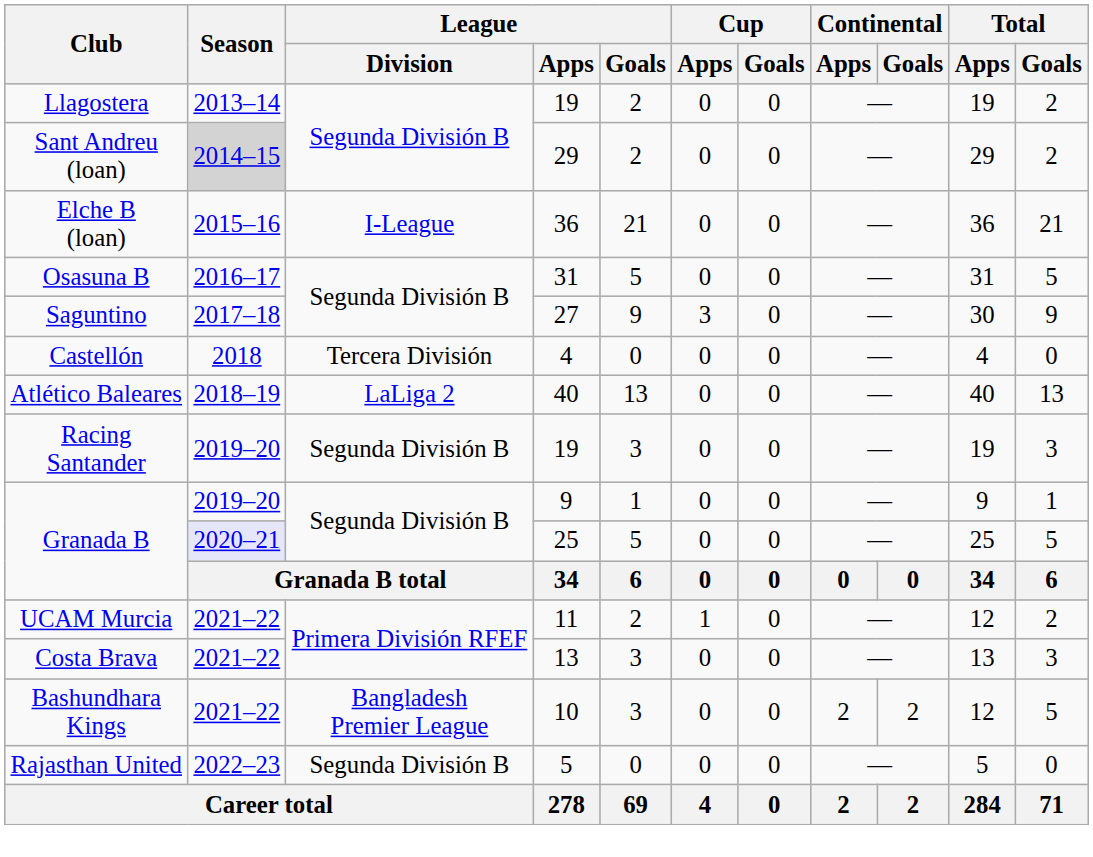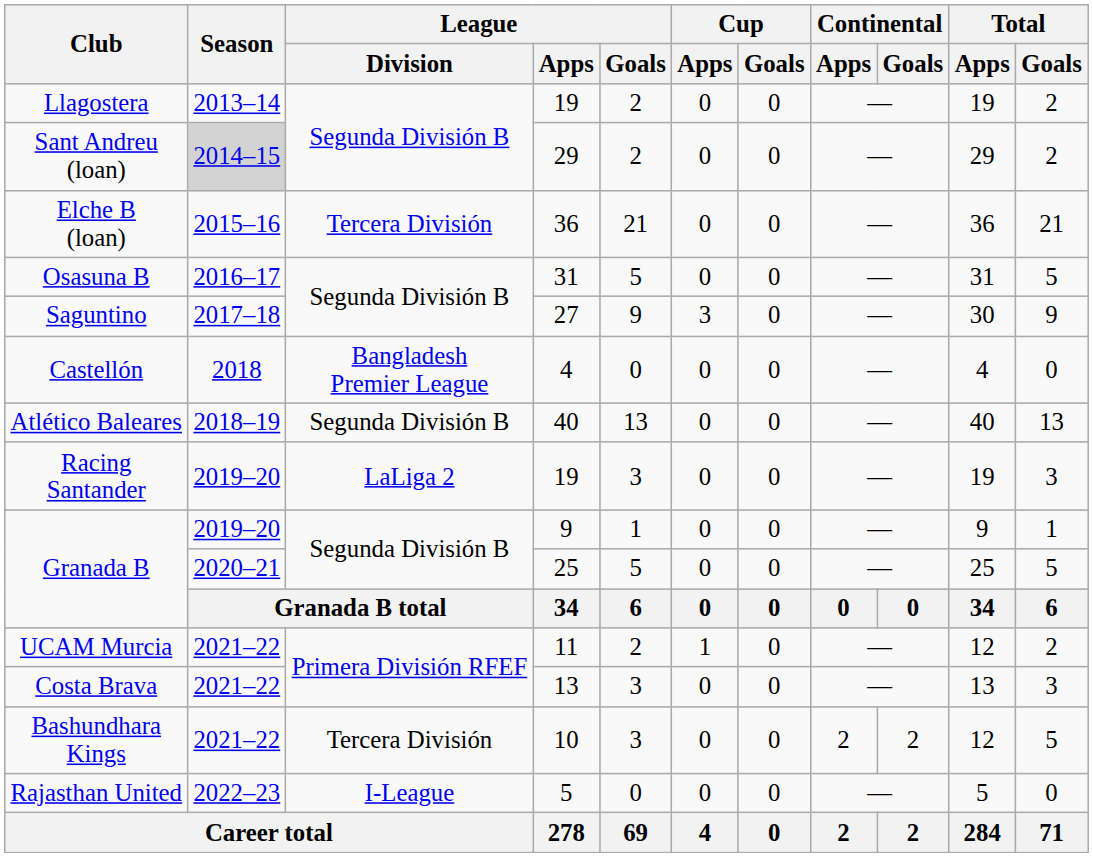(409, 223) I-League -> (409, 223) Tercera División
(409, 355) Tercera División -> (409, 369) Bangladesh Premier League
(409, 394) LaLiga 2 -> (409, 422) Segunda División B
(409, 447) Segunda División B -> (409, 475) LaLiga 2
(237, 540) lavender background -> (237, 568) no background
(409, 711) Bangladesh Premier League -> (409, 739) Tercera División
(409, 765) Segunda División B -> (409, 792) I-League
